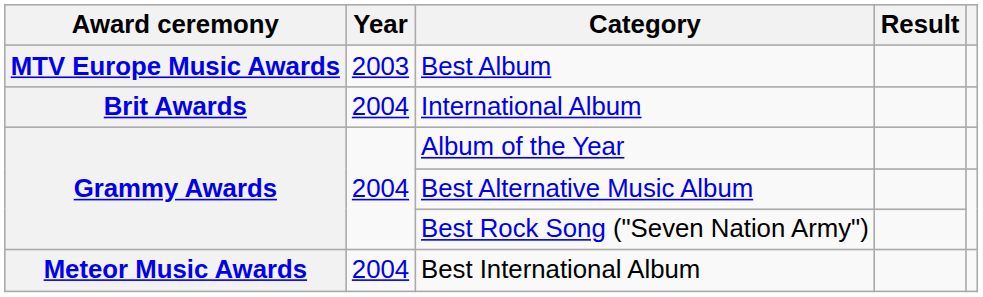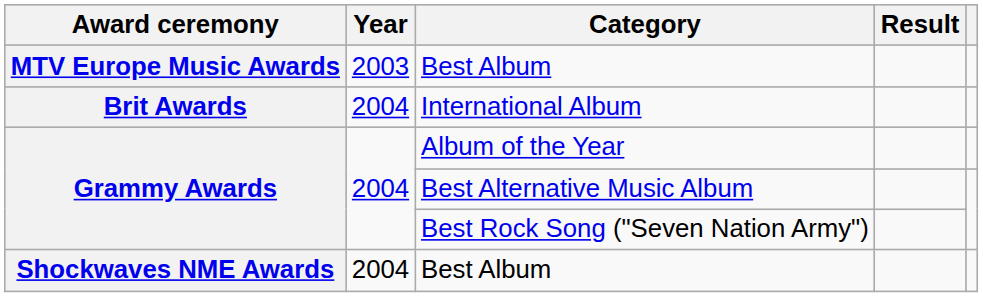- row: (175, 270)
+ row: (175, 270)
